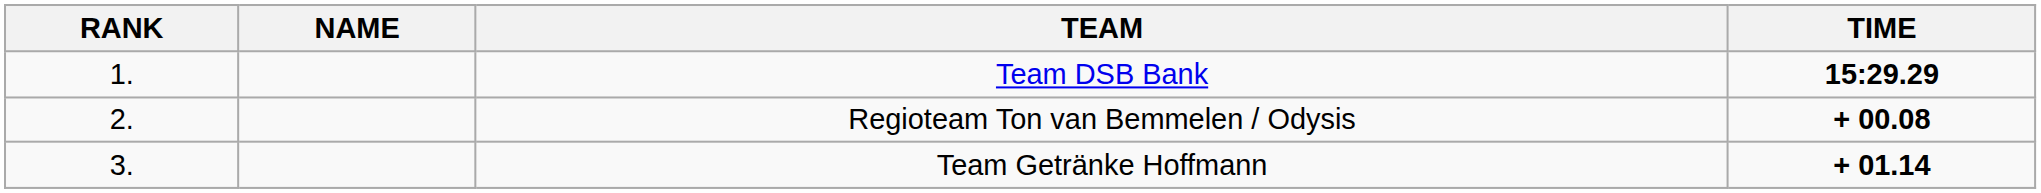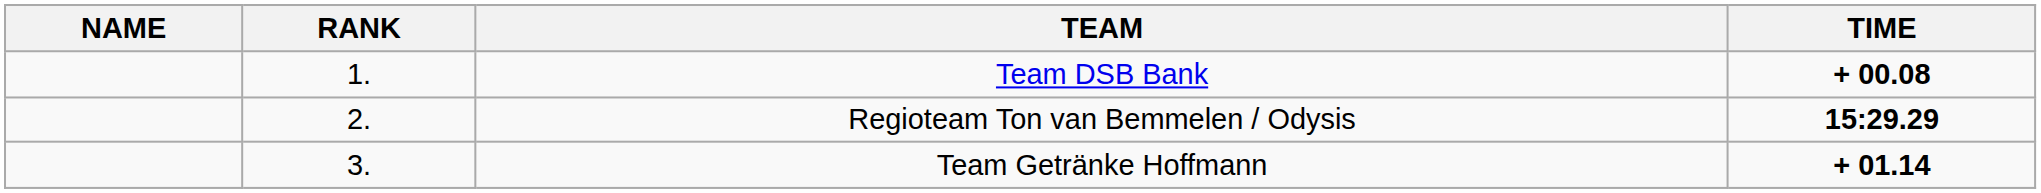columns swapped: (122, 28) <-> (357, 28)
(1882, 74) 15:29.29 -> (1882, 74) + 00.08
(1882, 120) + 00.08 -> (1882, 120) 15:29.29
